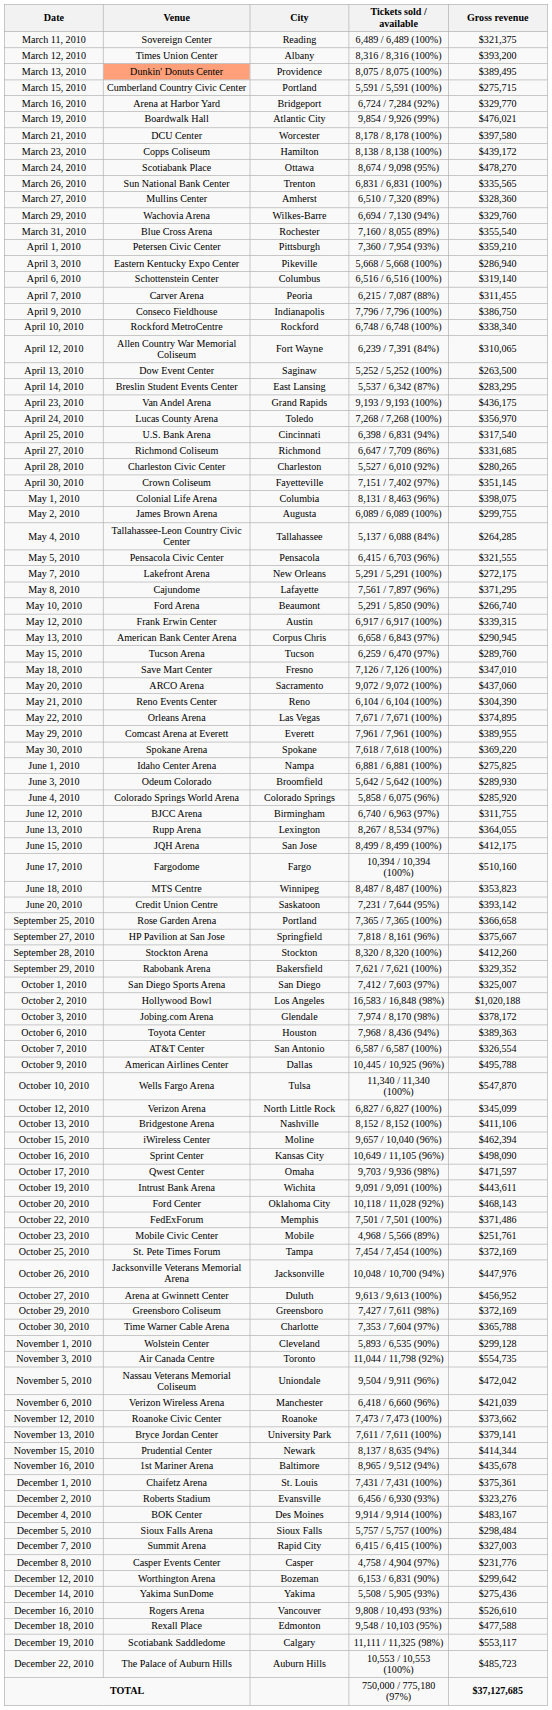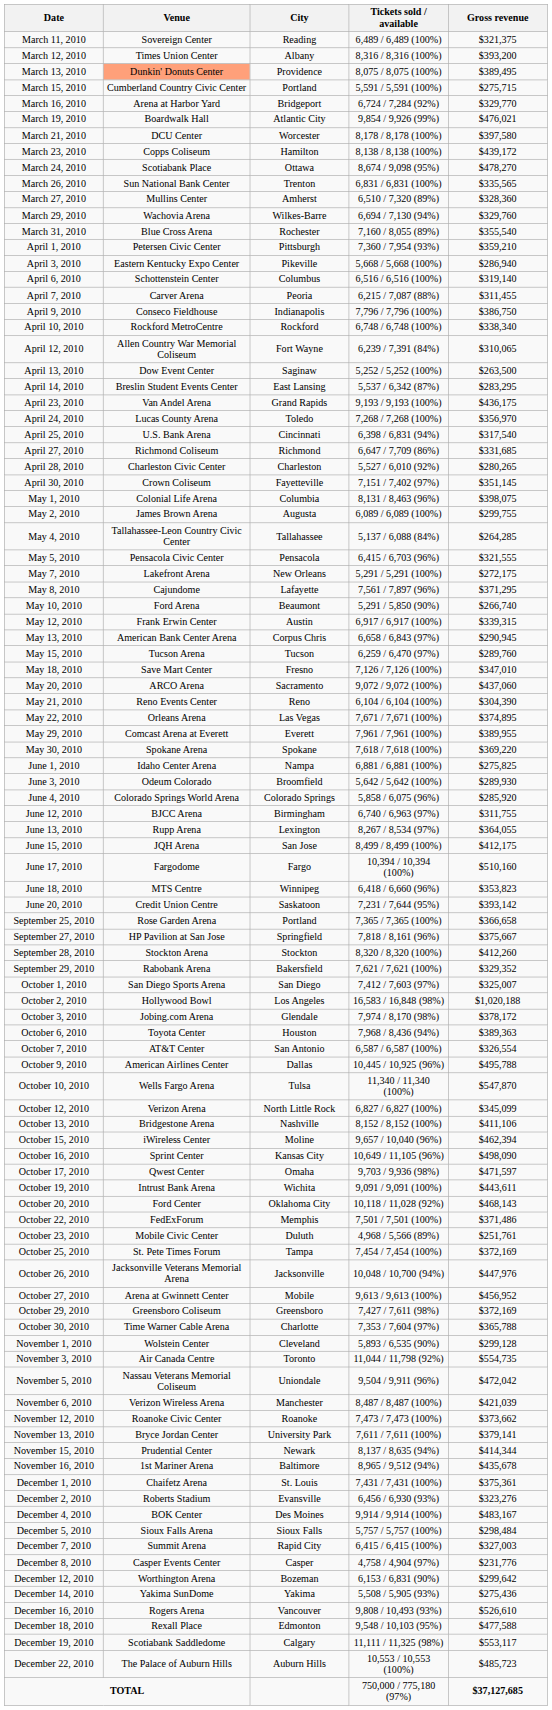(399, 889) 8,487 / 8,487 (100%) -> (399, 889) 6,418 / 6,660 (96%)
(299, 1236) Mobile -> (299, 1236) Duluth
(299, 1295) Duluth -> (299, 1295) Mobile
(399, 1402) 6,418 / 6,660 (96%) -> (399, 1402) 8,487 / 8,487 (100%)
